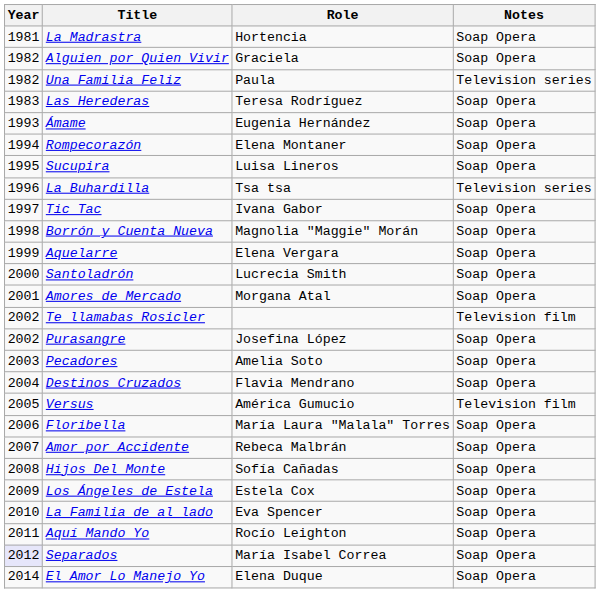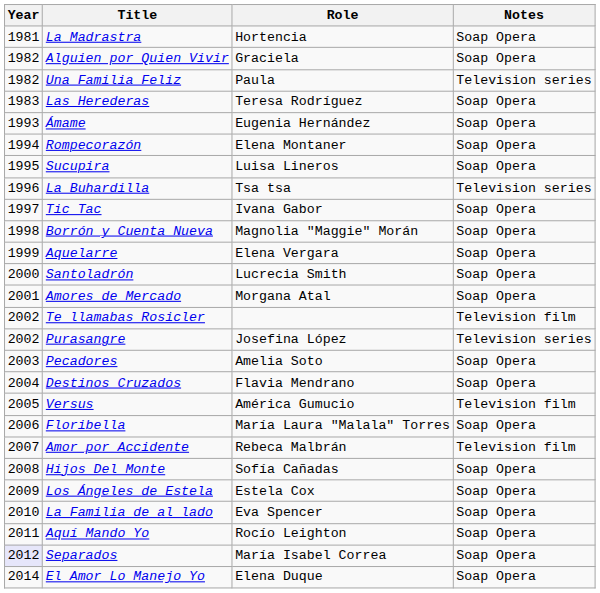(496, 339) Soap Opera -> (524, 339) Television series
(496, 448) Soap Opera -> (516, 448) Television film
